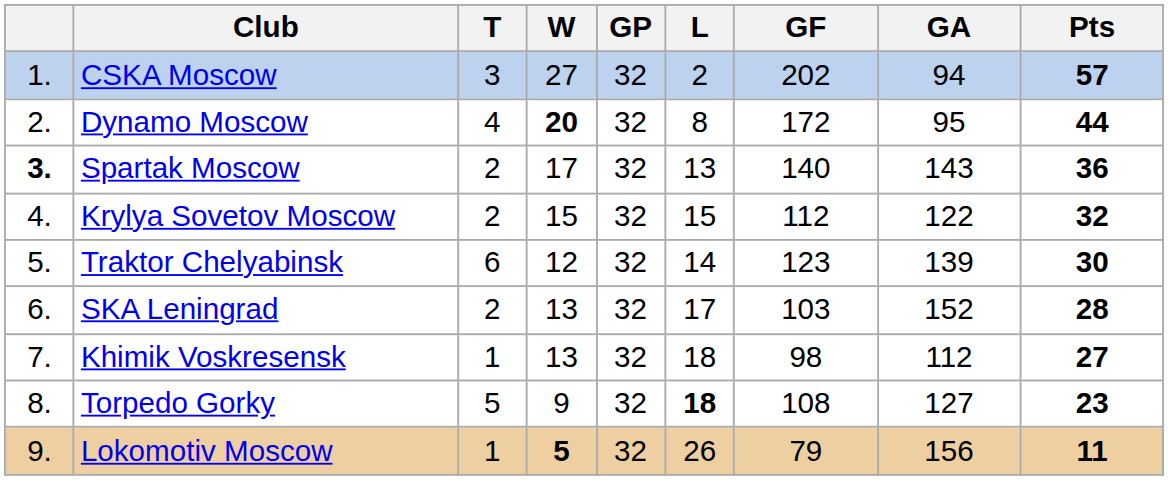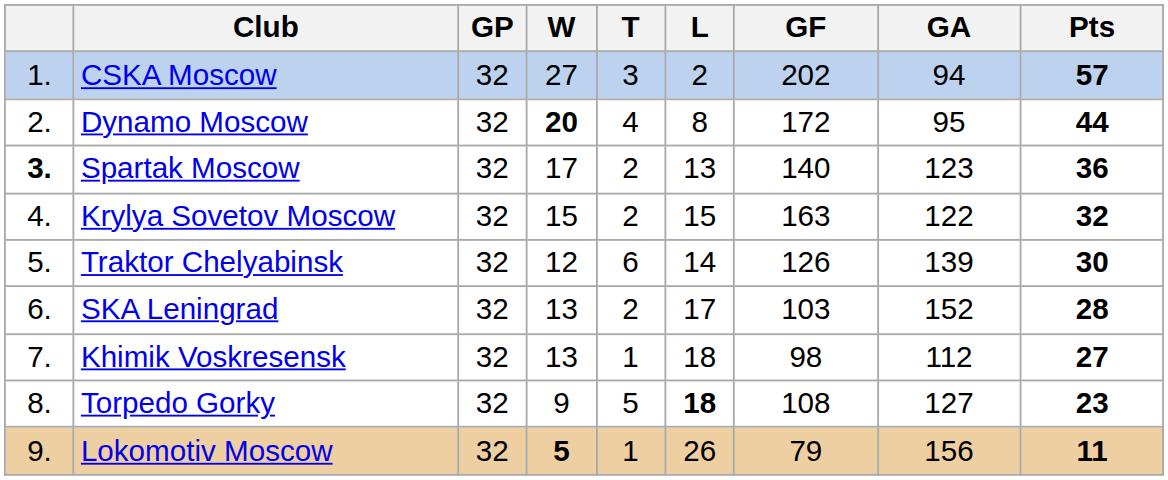columns swapped: (631, 27) <-> (492, 27)
(949, 168) 143 -> (949, 168) 123
(806, 215) 112 -> (806, 215) 163
(806, 262) 123 -> (806, 262) 126
